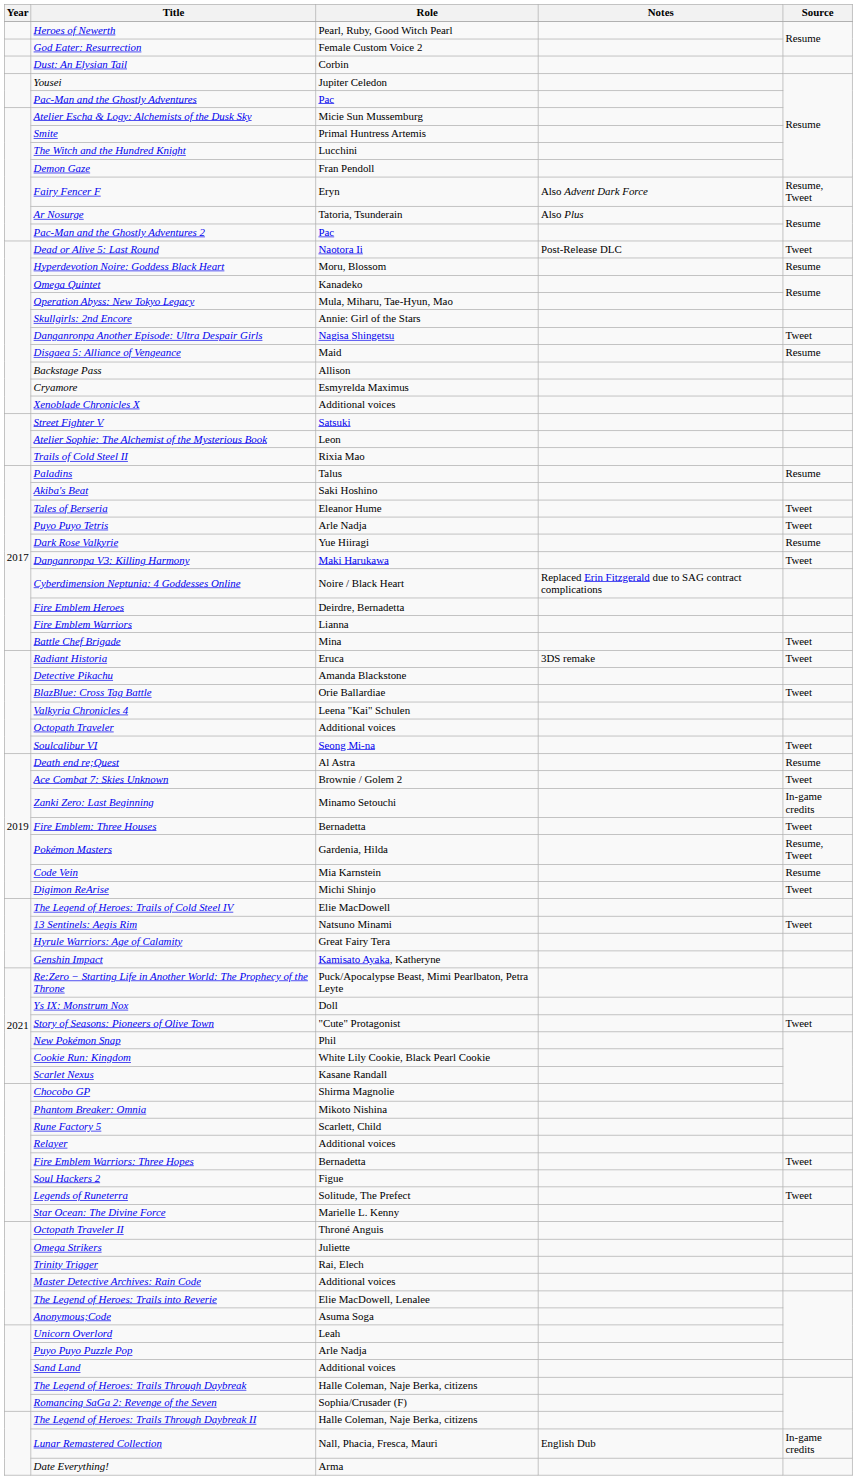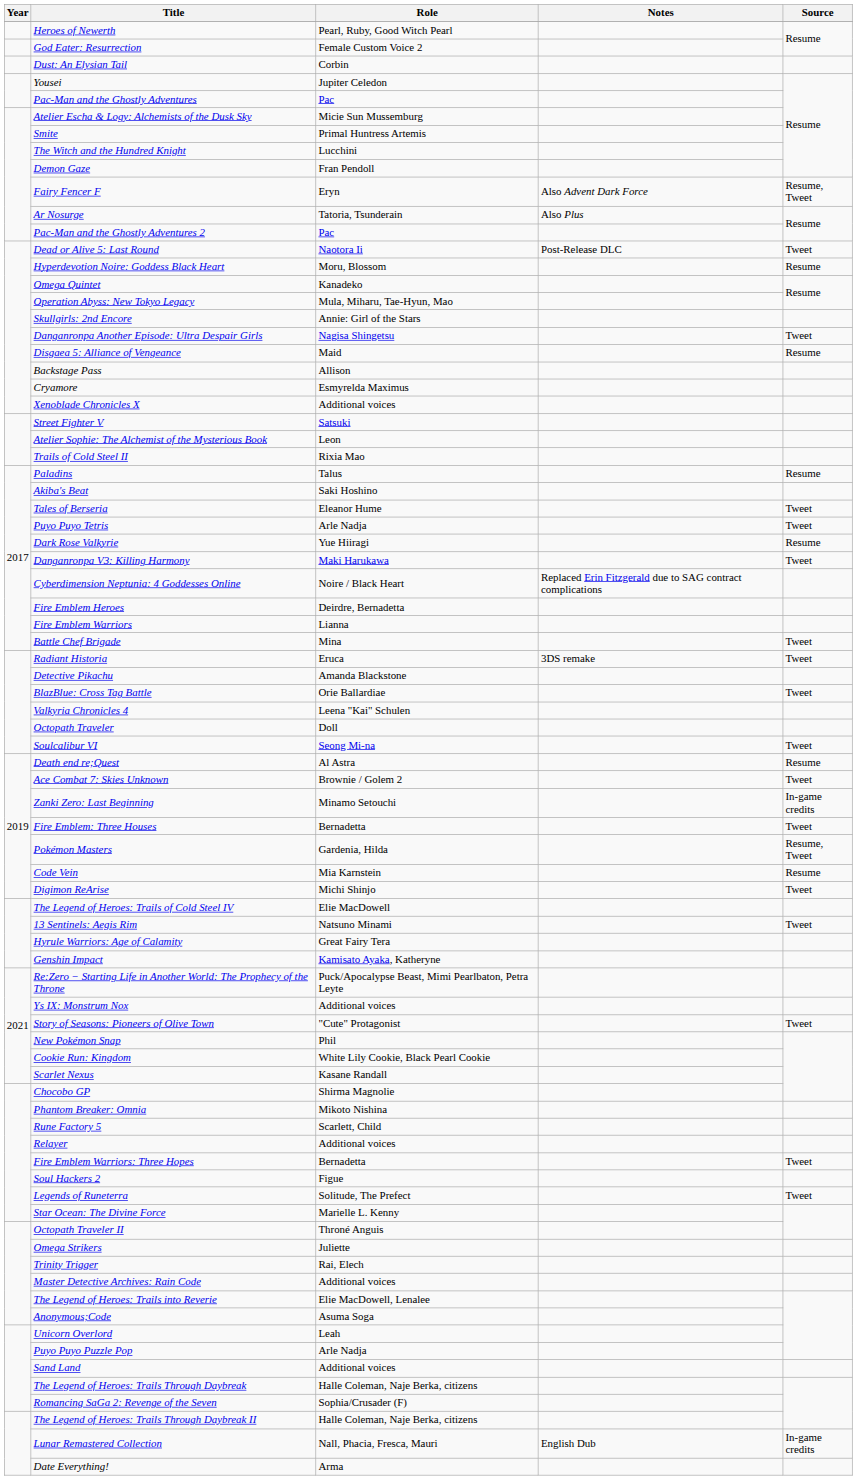(357, 727) Additional voices -> (328, 727) Doll
(328, 1006) Doll -> (357, 1006) Additional voices
